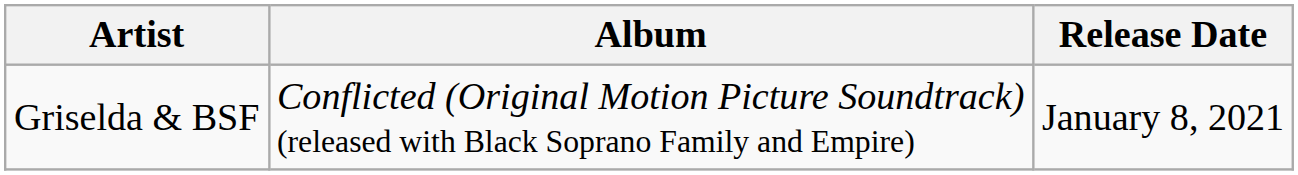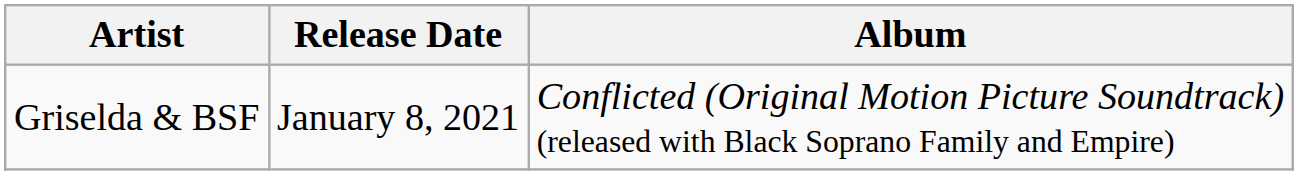columns swapped: (651, 34) <-> (1163, 34)
